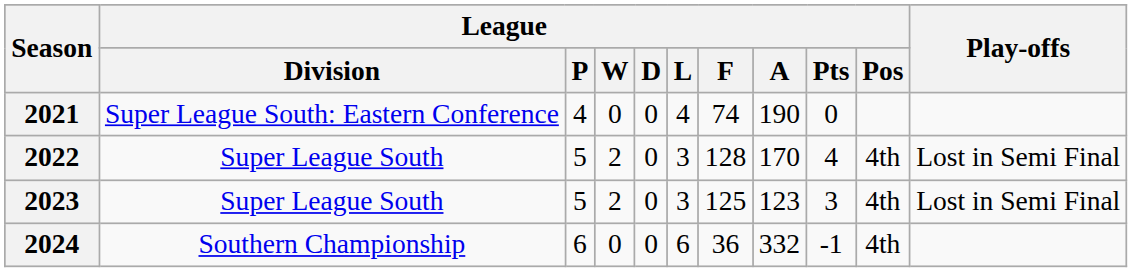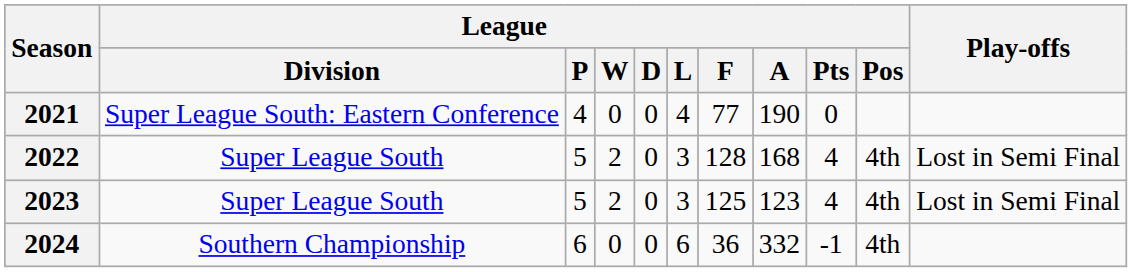(726, 113) 74 -> (726, 113) 77
(779, 157) 170 -> (779, 157) 168
(831, 200) 3 -> (831, 200) 4
